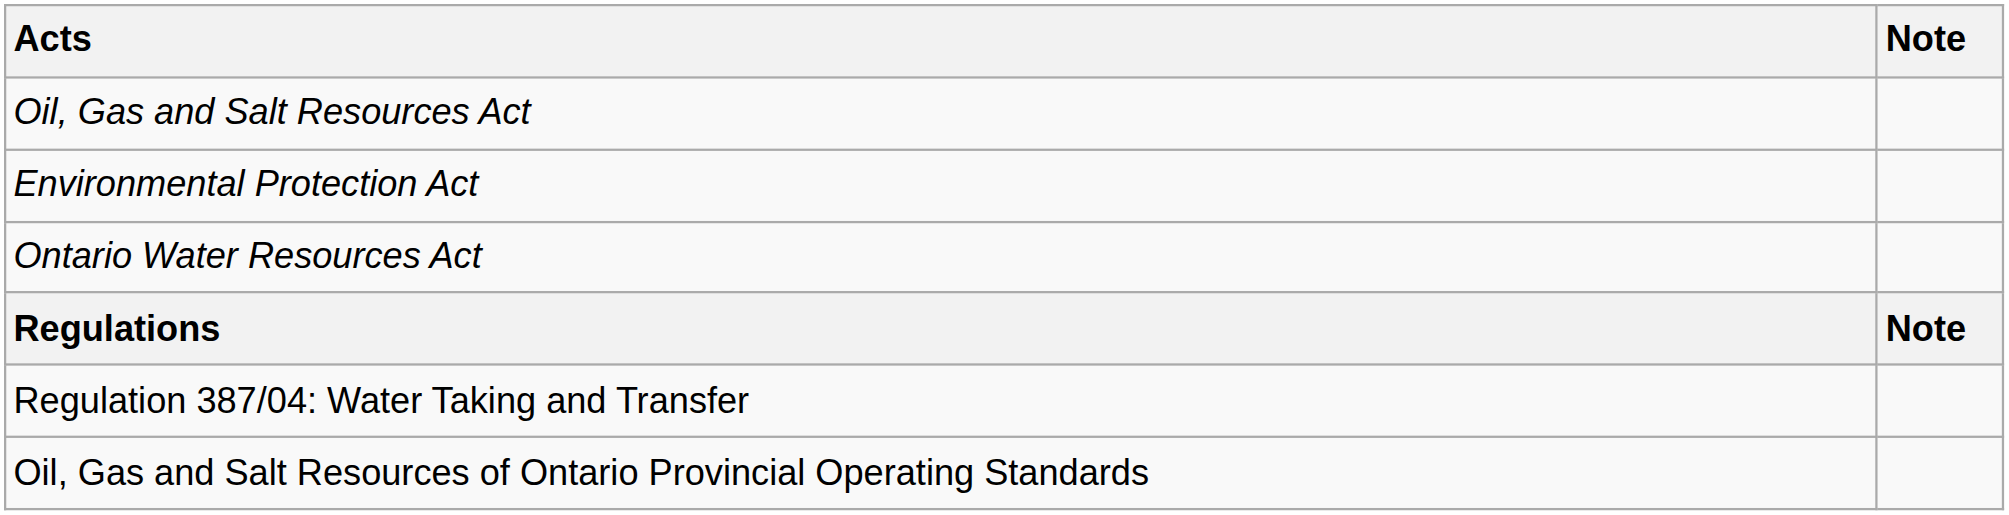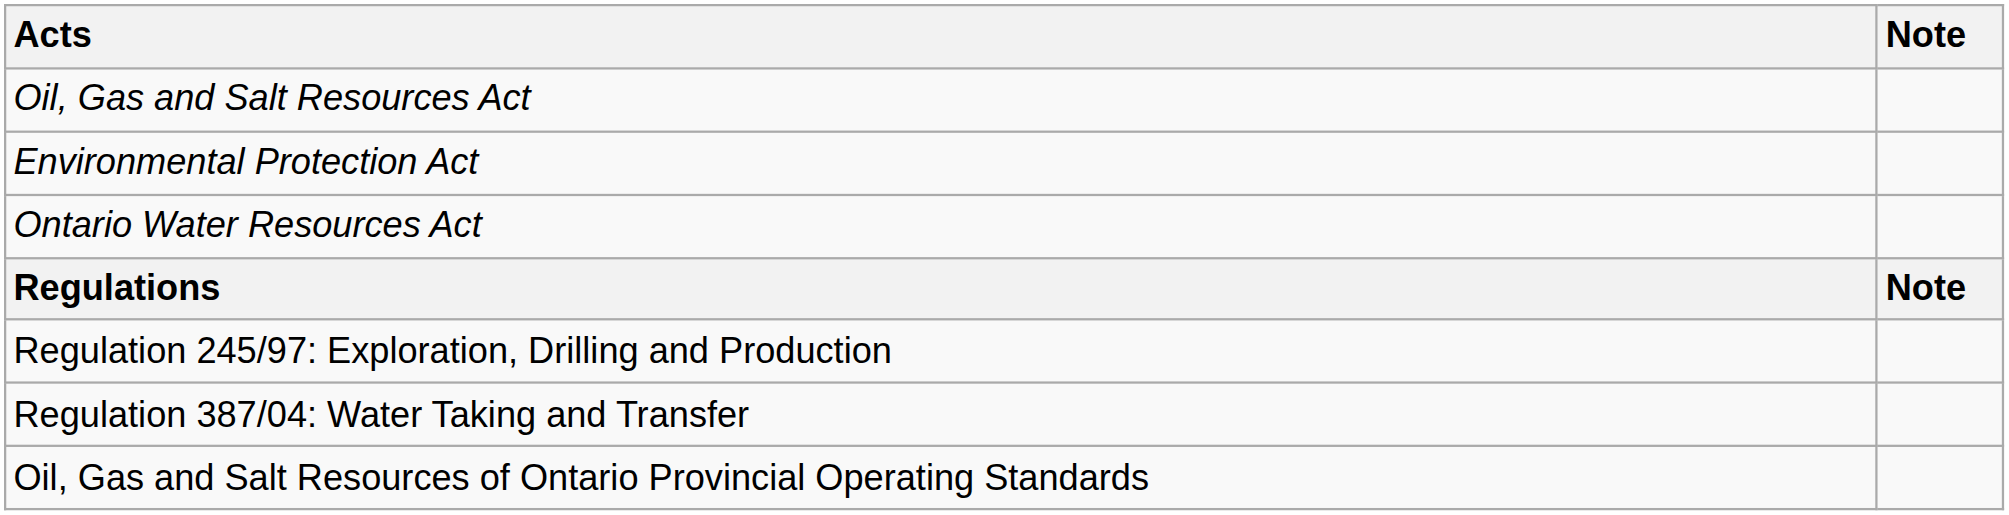+ row: (453, 350)
